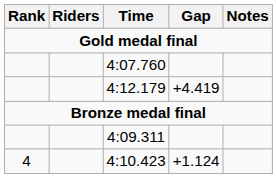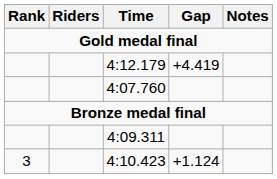rows swapped: (136, 64) <-> (136, 88)
(27, 161) 4 -> (27, 161) 3
